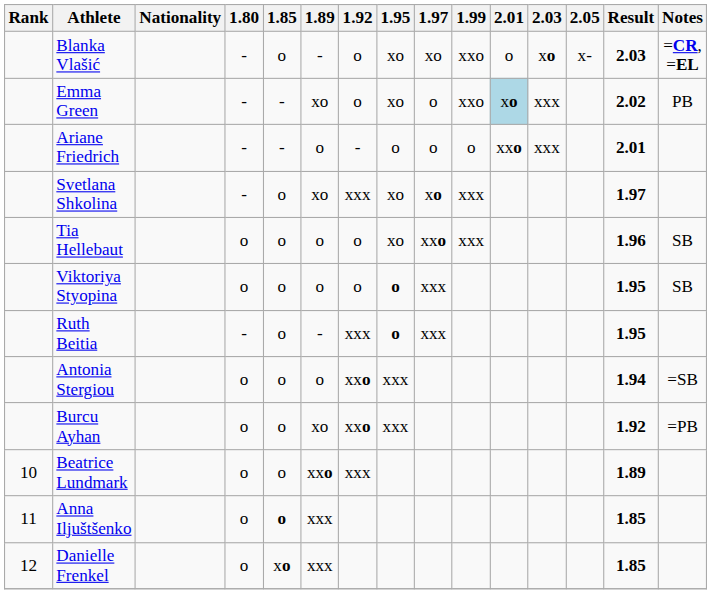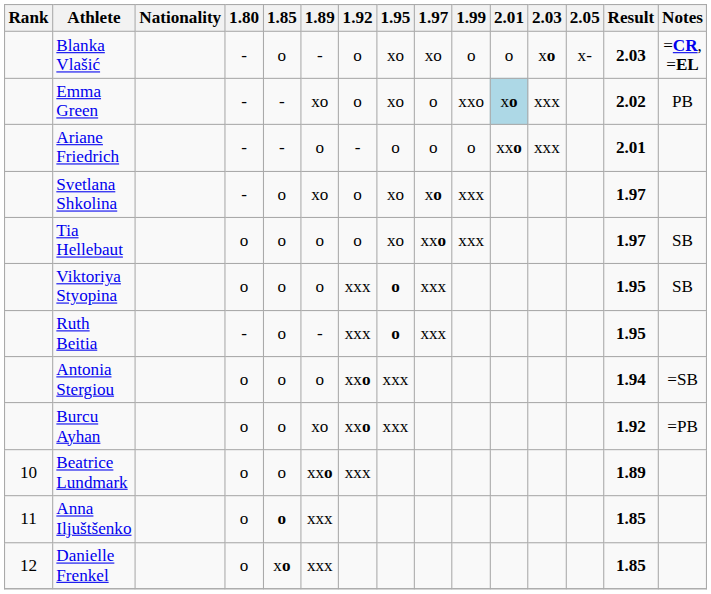(471, 54) xxo -> (471, 54) o
(358, 194) xxx -> (358, 194) o
(631, 240) 1.96 -> (631, 240) 1.97
(358, 286) o -> (358, 286) xxx
